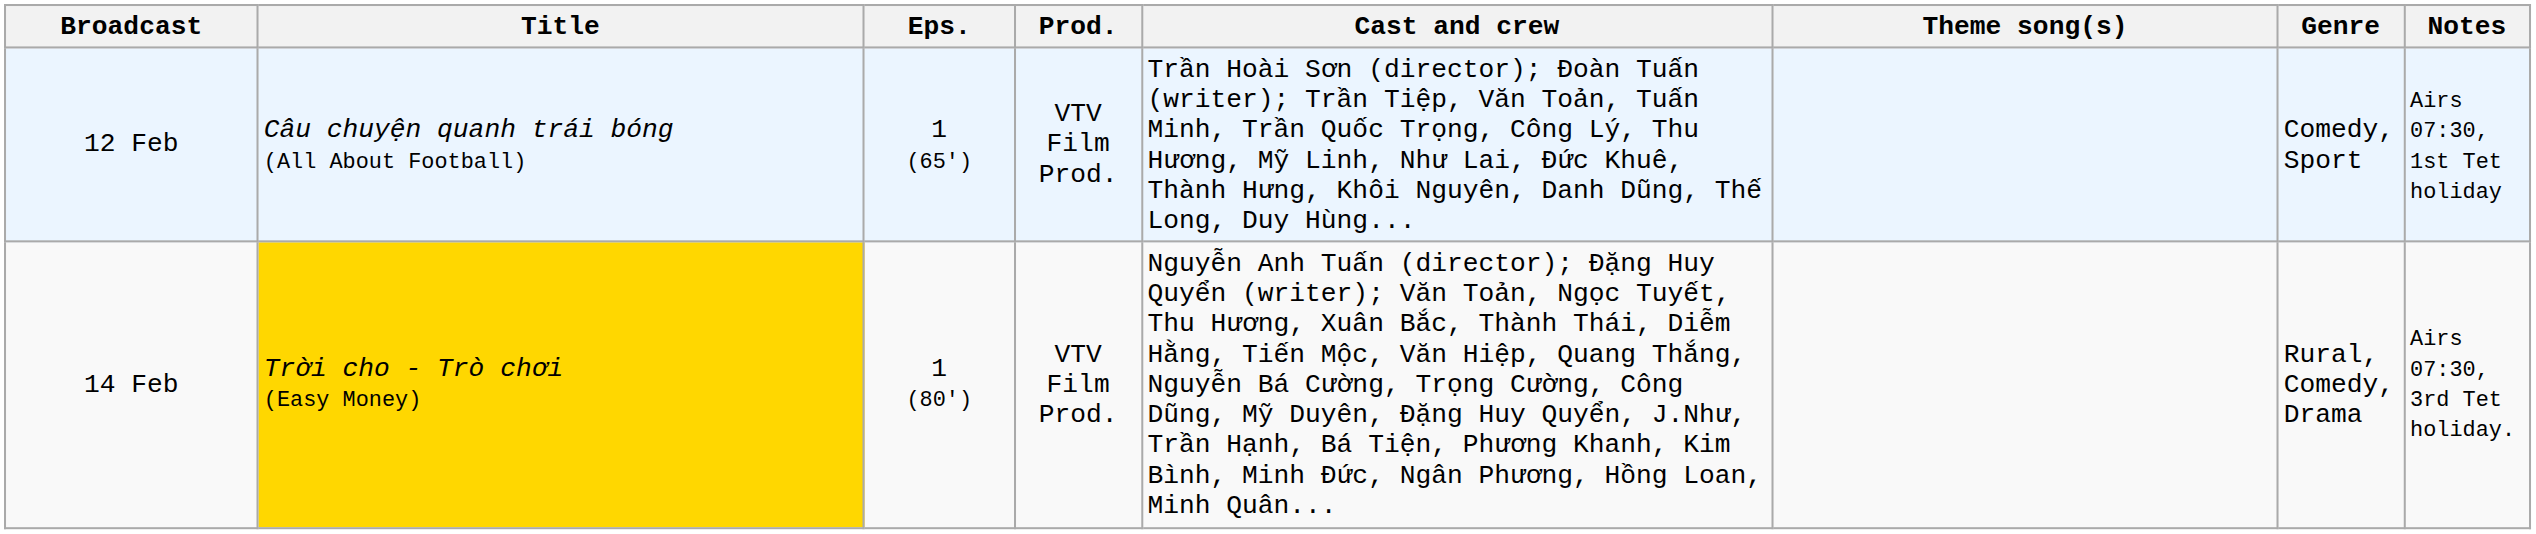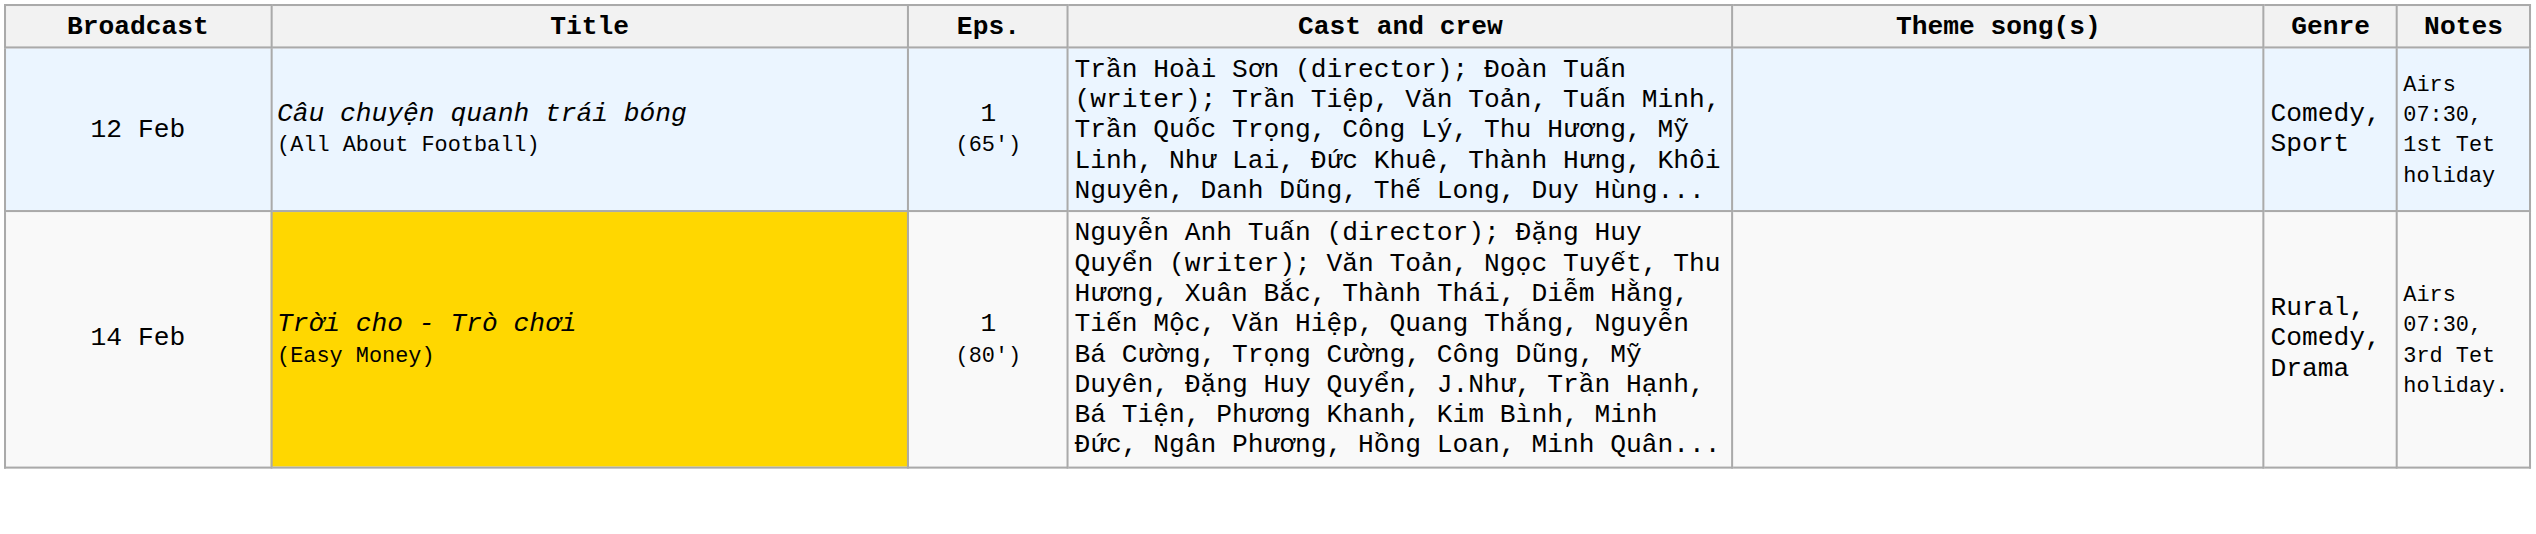- column: (1078, 26)
